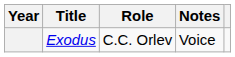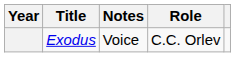columns swapped: (137, 16) <-> (200, 16)
